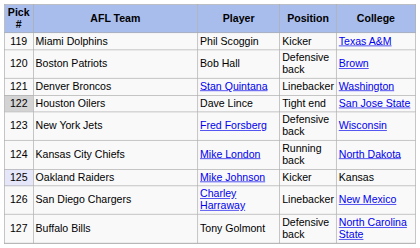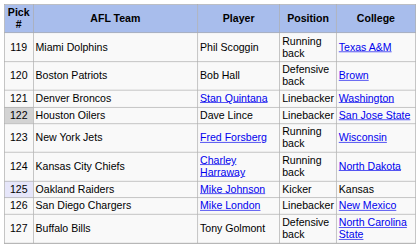(297, 41) Kicker -> (302, 47) Running back
(304, 103) Tight end -> (308, 115) Linebacker
(306, 126) Defensive back -> (302, 138) Running back
(230, 154) Mike London -> (223, 166) Charley Harraway
(223, 200) Charley Harraway -> (230, 206) Mike London
